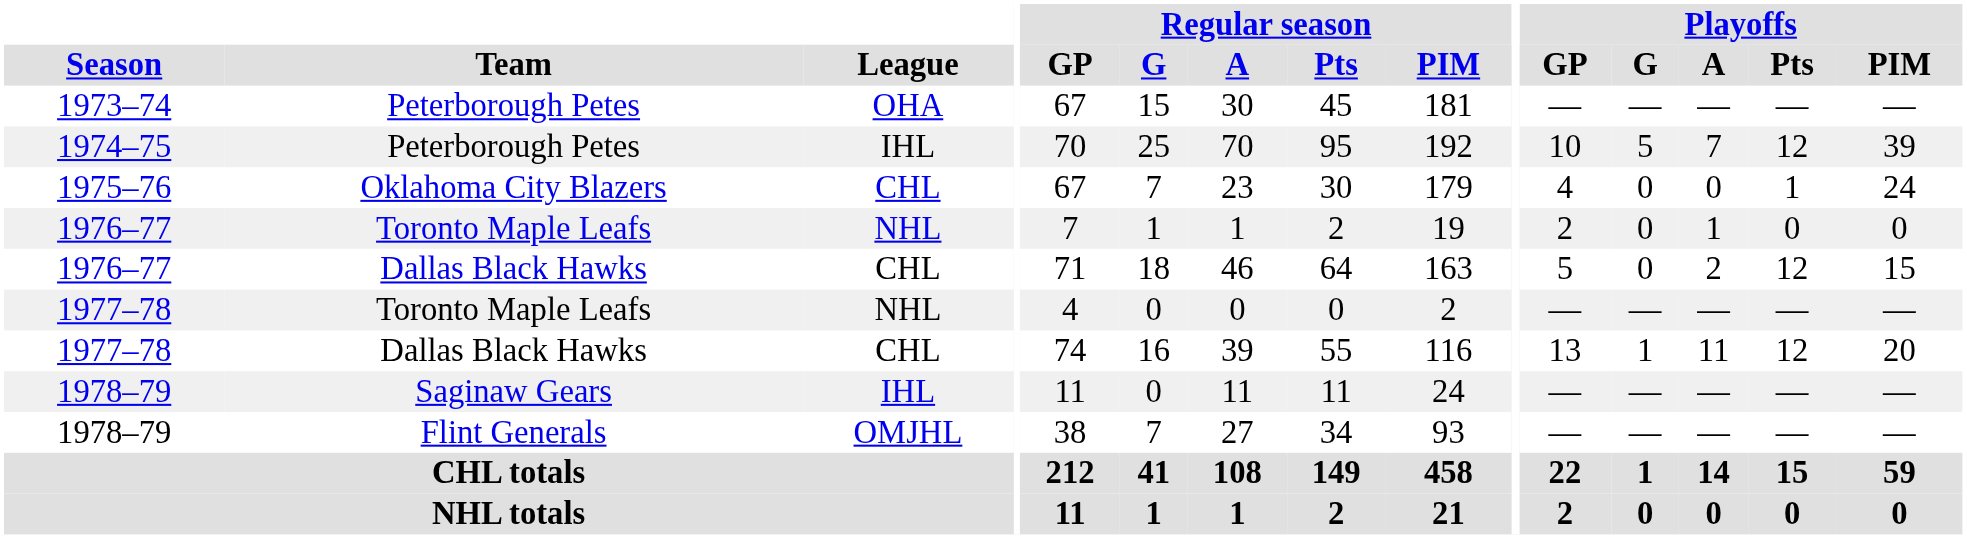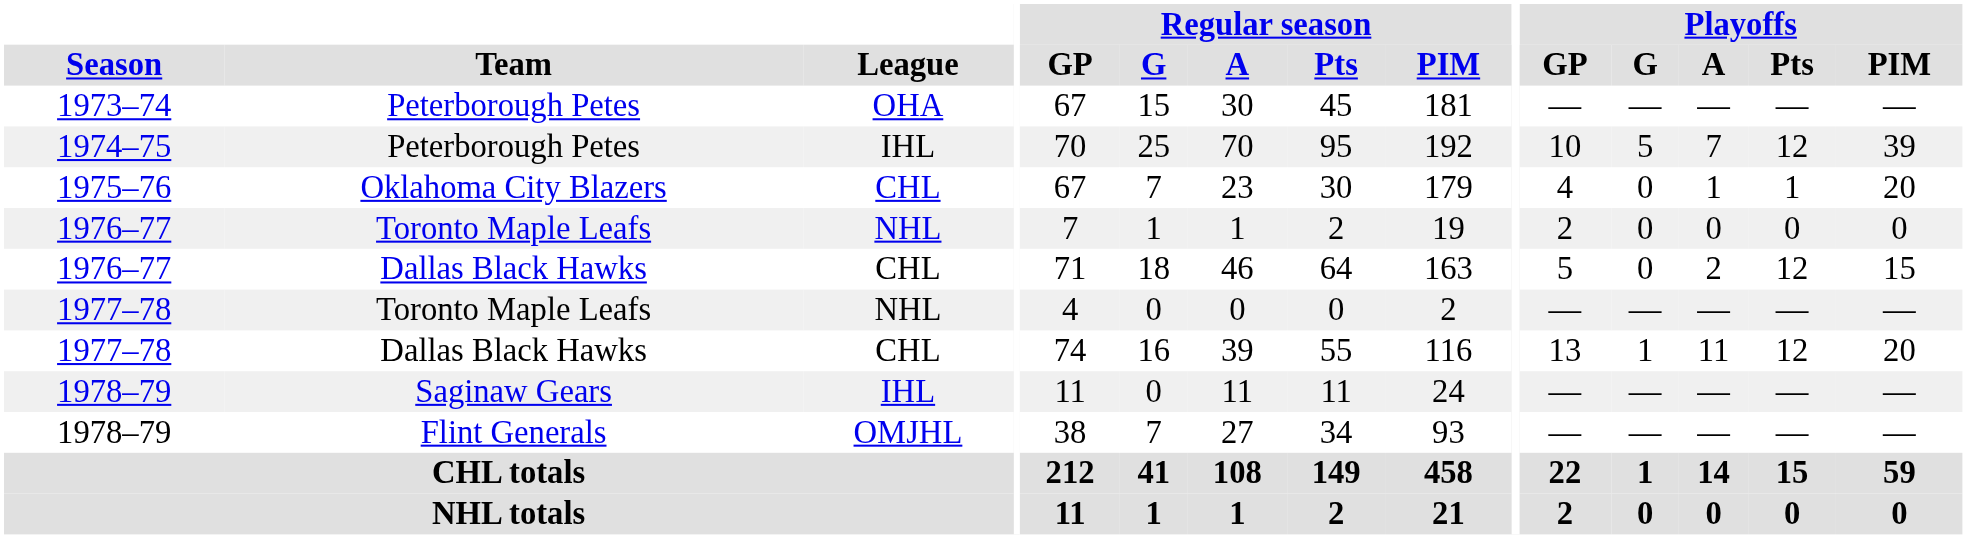(1714, 187) 0 -> (1714, 187) 1
(1899, 187) 24 -> (1899, 187) 20
(1714, 227) 1 -> (1714, 227) 0
